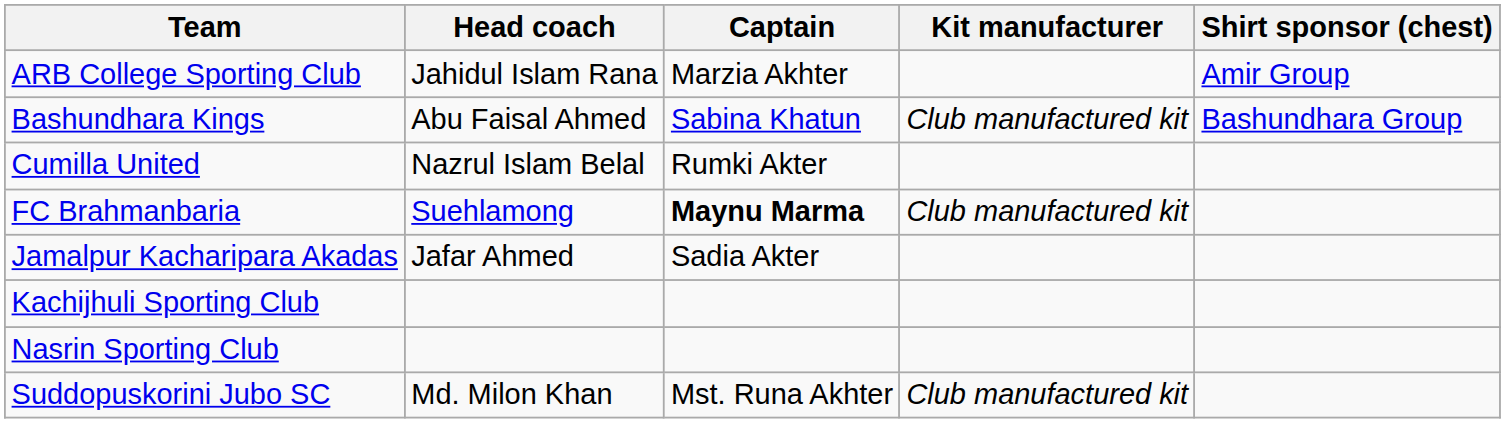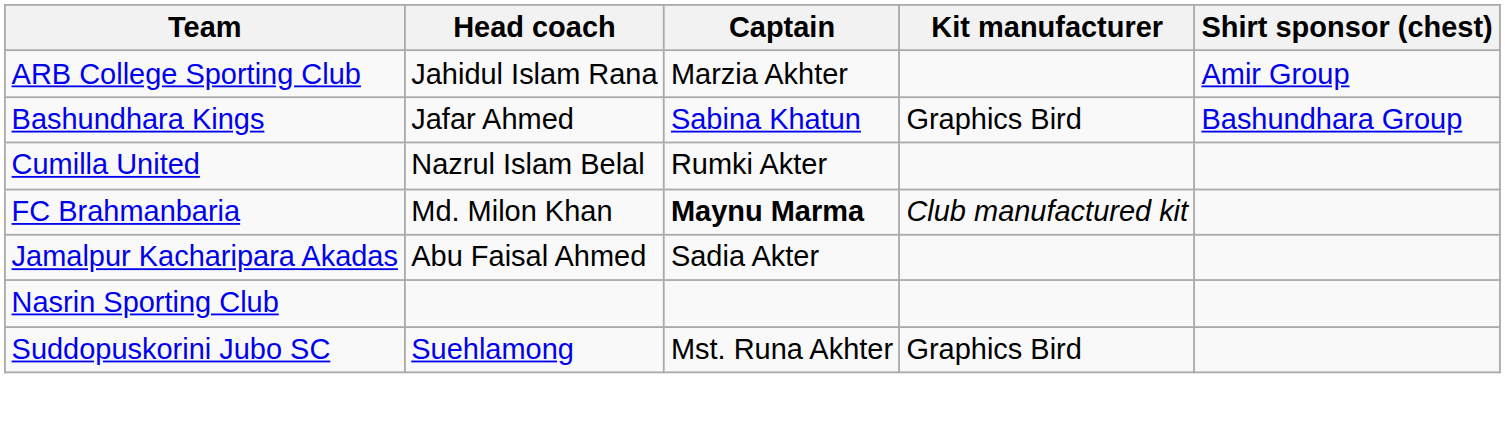(529, 119) Abu Faisal Ahmed -> (493, 119) Jafar Ahmed
(1047, 119) Club manufactured kit -> (994, 119) Graphics Bird
(493, 211) Suehlamong -> (512, 211) Md. Milon Khan
(493, 257) Jafar Ahmed -> (529, 257) Abu Faisal Ahmed
- row: (165, 303)
(512, 394) Md. Milon Khan -> (493, 348) Suehlamong
(1047, 394) Club manufactured kit -> (994, 348) Graphics Bird
